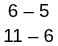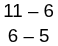rows swapped: (29, 10) <-> (29, 36)
